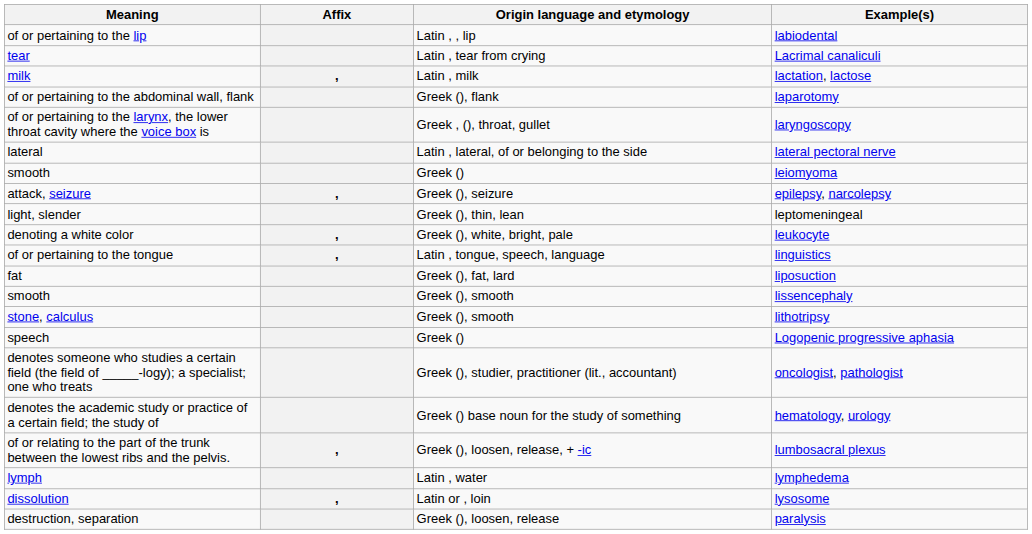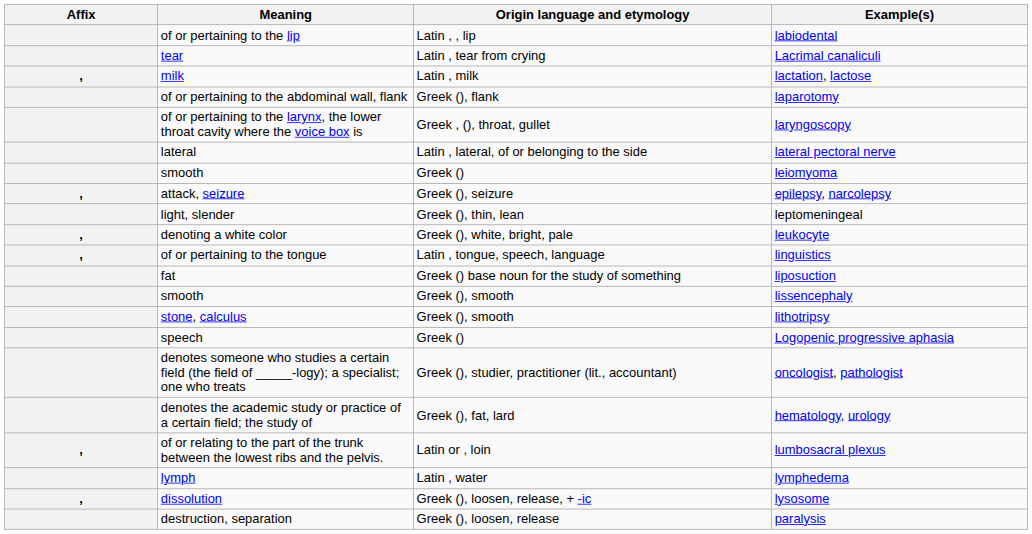columns swapped: (337, 14) <-> (132, 14)
(466, 276) Greek (), fat, lard -> (549, 276) Greek () base noun for the study of something
(549, 415) Greek () base noun for the study of something -> (466, 415) Greek (), fat, lard
(504, 450) Greek (), loosen, release, + -ic -> (454, 450) Latin or , loin
(454, 498) Latin or , loin -> (504, 498) Greek (), loosen, release, + -ic
